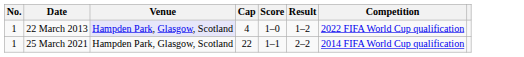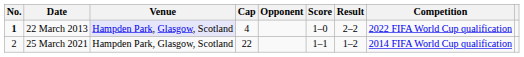+ column: (282, 12)
(14, 28) normal -> (14, 28) bold
(303, 28) 1–2 -> (350, 28) 2–2
(14, 44) 1 -> (14, 44) 2
(303, 44) 2–2 -> (350, 44) 1–2
